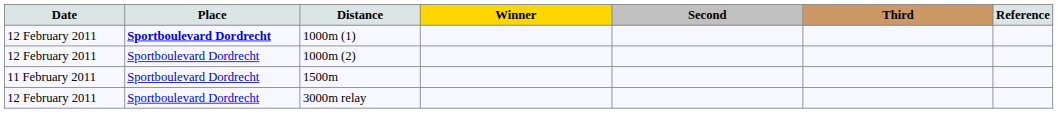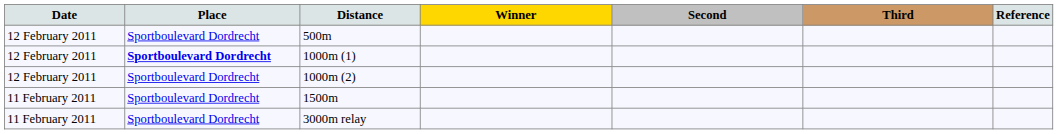+ row: (317, 35)
(52, 97) 12 February 2011 -> (52, 118) 11 February 2011
